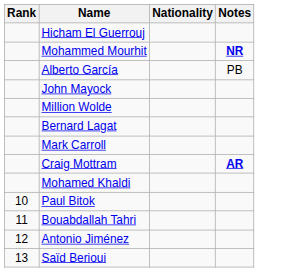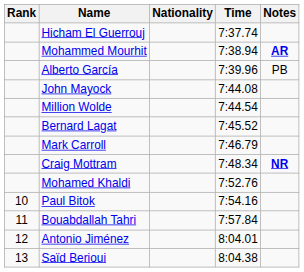+ column: (238, 13)
(235, 51) NR -> (280, 51) AR
(235, 164) AR -> (280, 164) NR
